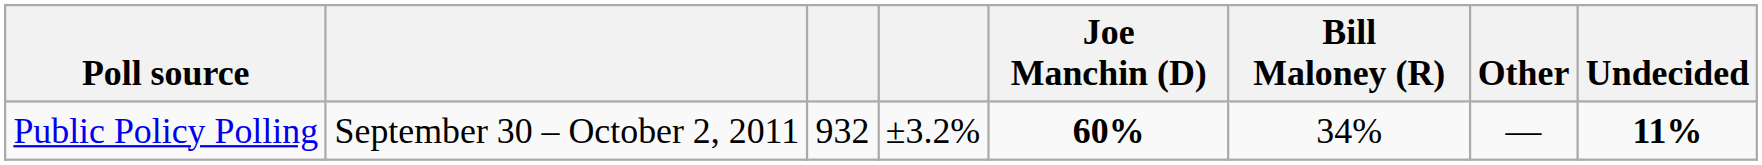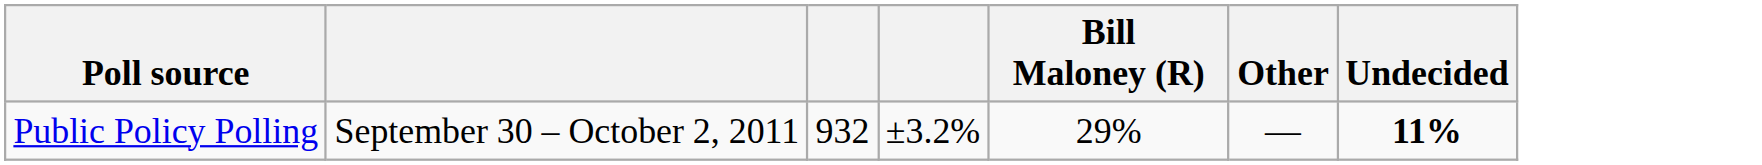- column: (1109, 53)
(1349, 130) 34% -> (1109, 130) 29%
